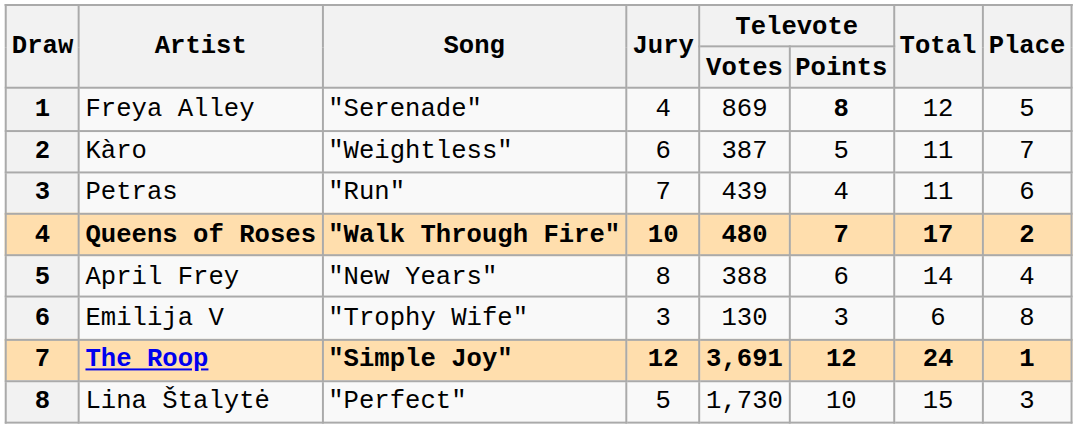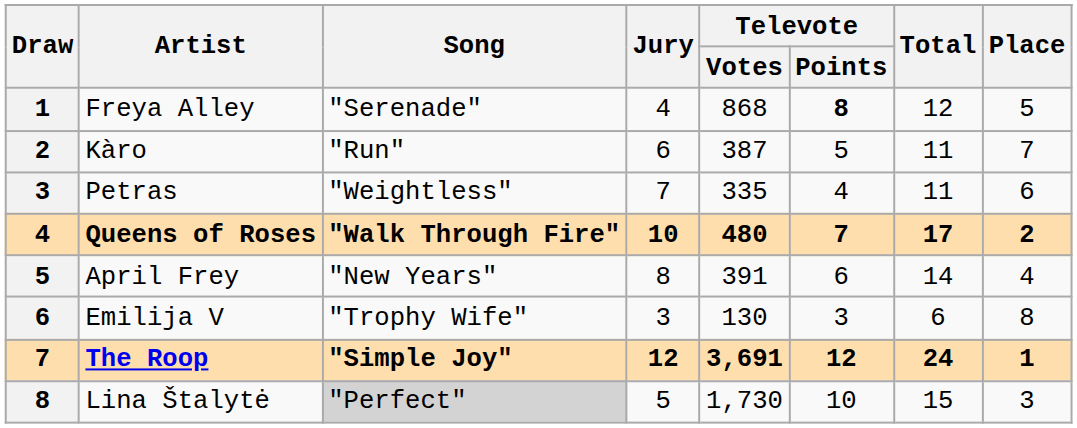(745, 109) 869 -> (745, 109) 868
(420, 151) "Weightless" -> (367, 151) "Run"
(367, 193) "Run" -> (420, 193) "Weightless"
(745, 193) 439 -> (745, 193) 335
(745, 276) 388 -> (745, 276) 391
(397, 402) no background -> (397, 402) lightgrey background
